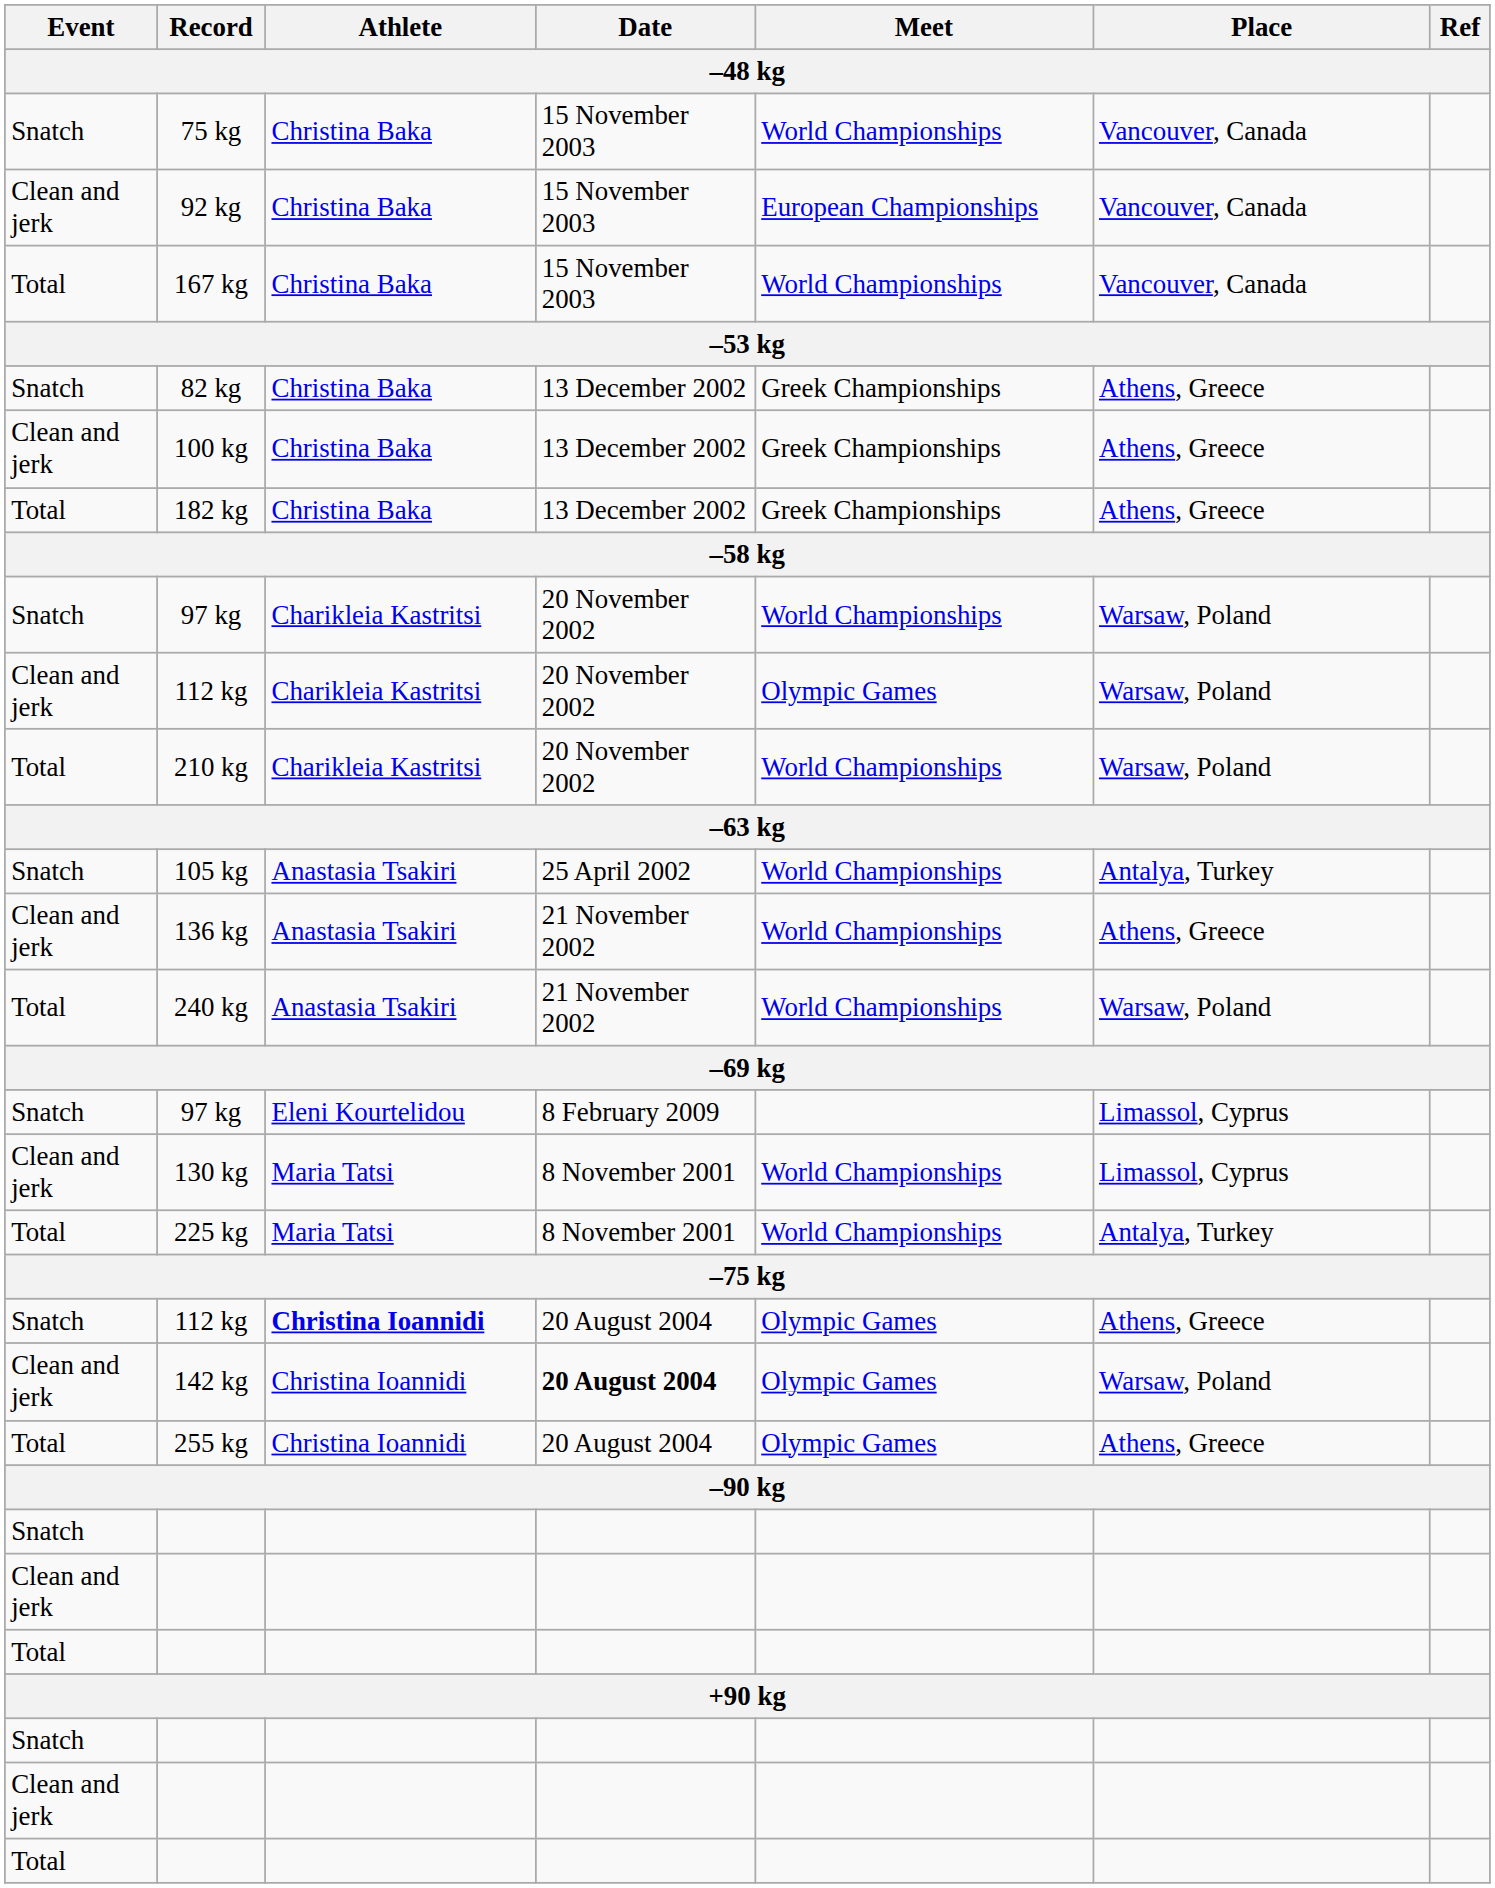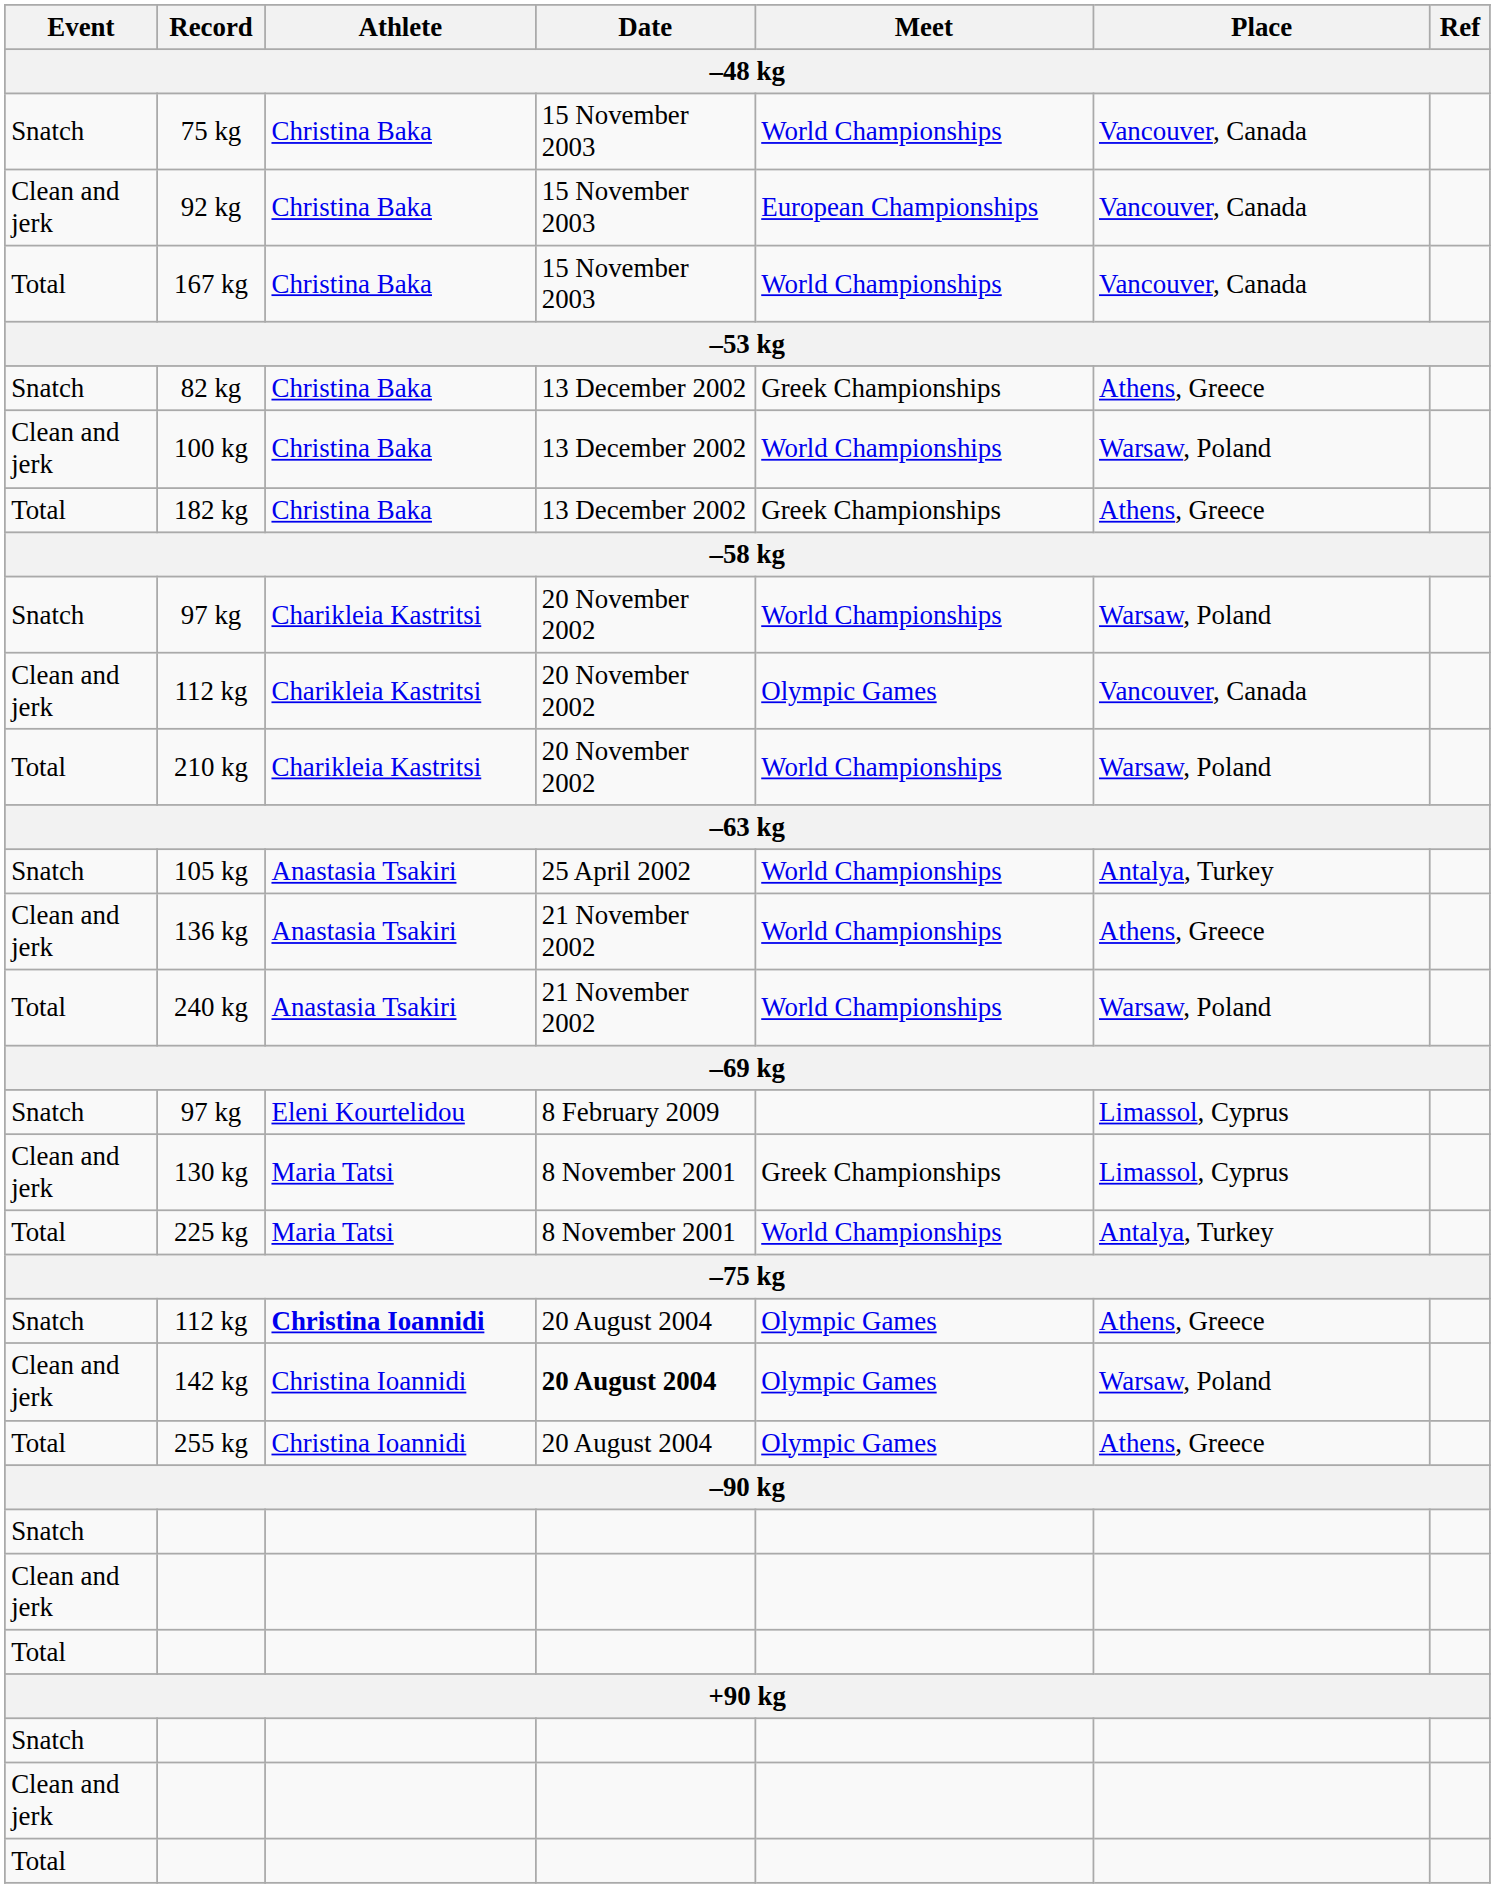(881, 448) Greek Championships -> (881, 448) World Championships
(1182, 448) Athens, Greece -> (1185, 448) Warsaw, Poland
(1185, 690) Warsaw, Poland -> (1203, 690) Vancouver, Canada
(881, 1172) World Championships -> (881, 1172) Greek Championships
